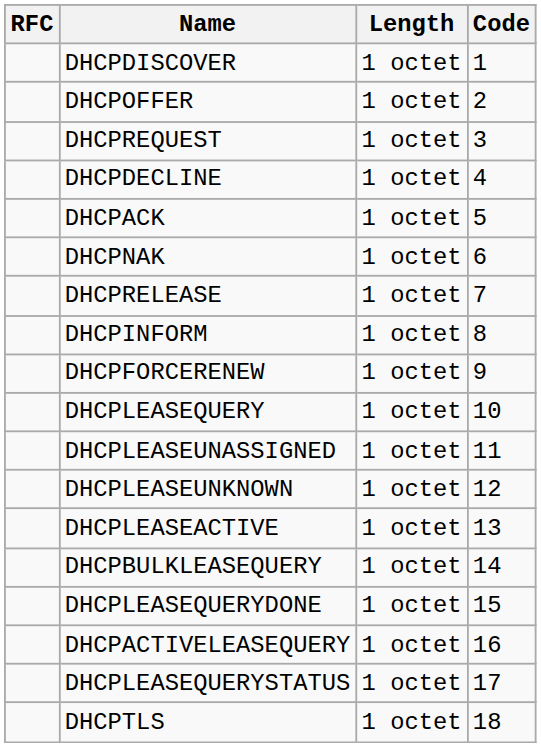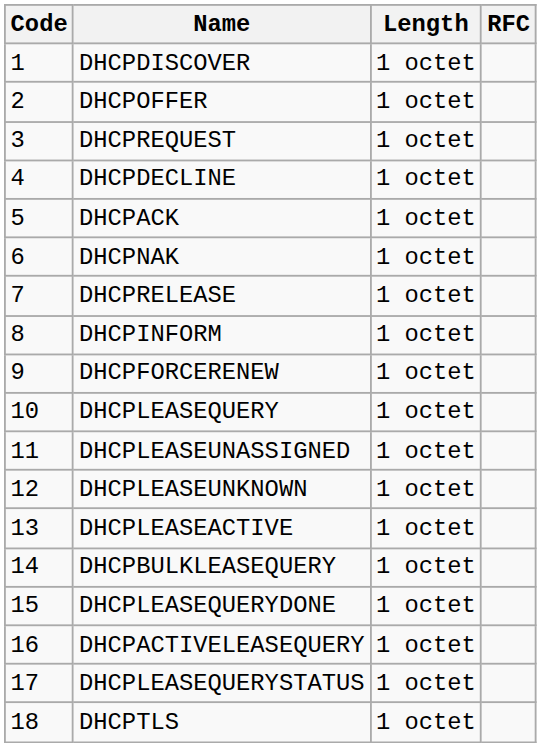columns swapped: (501, 24) <-> (32, 24)
